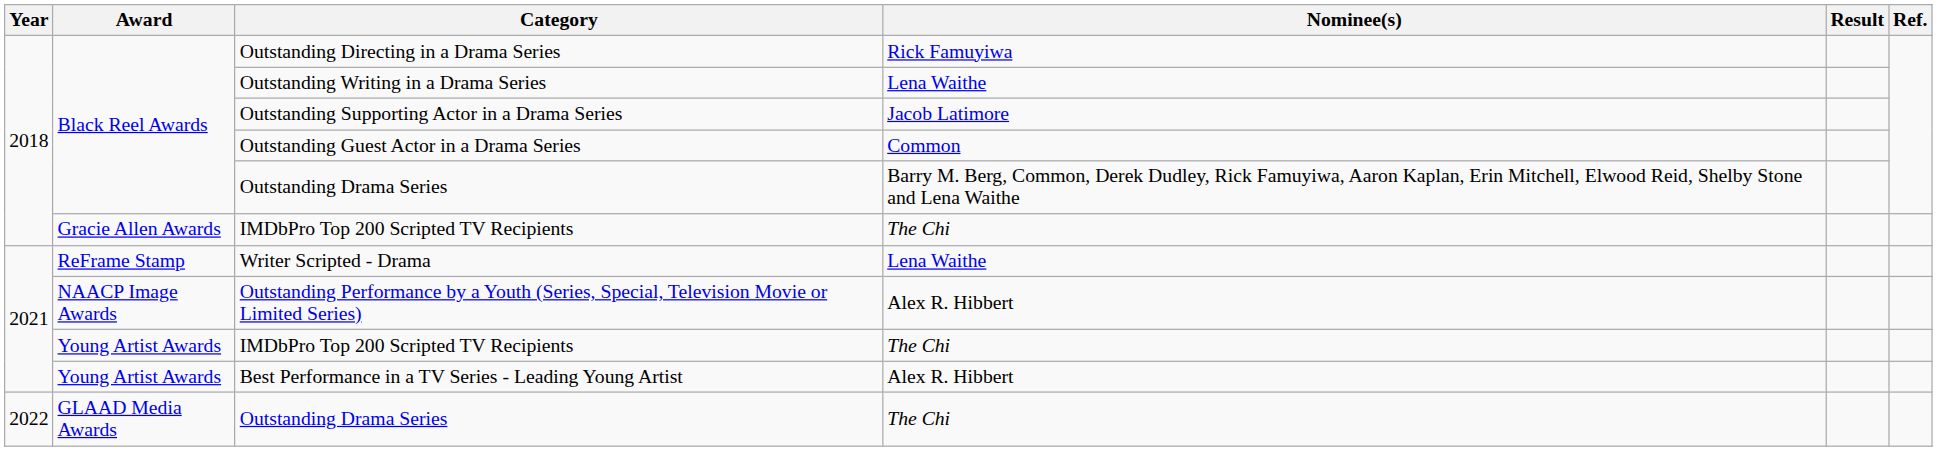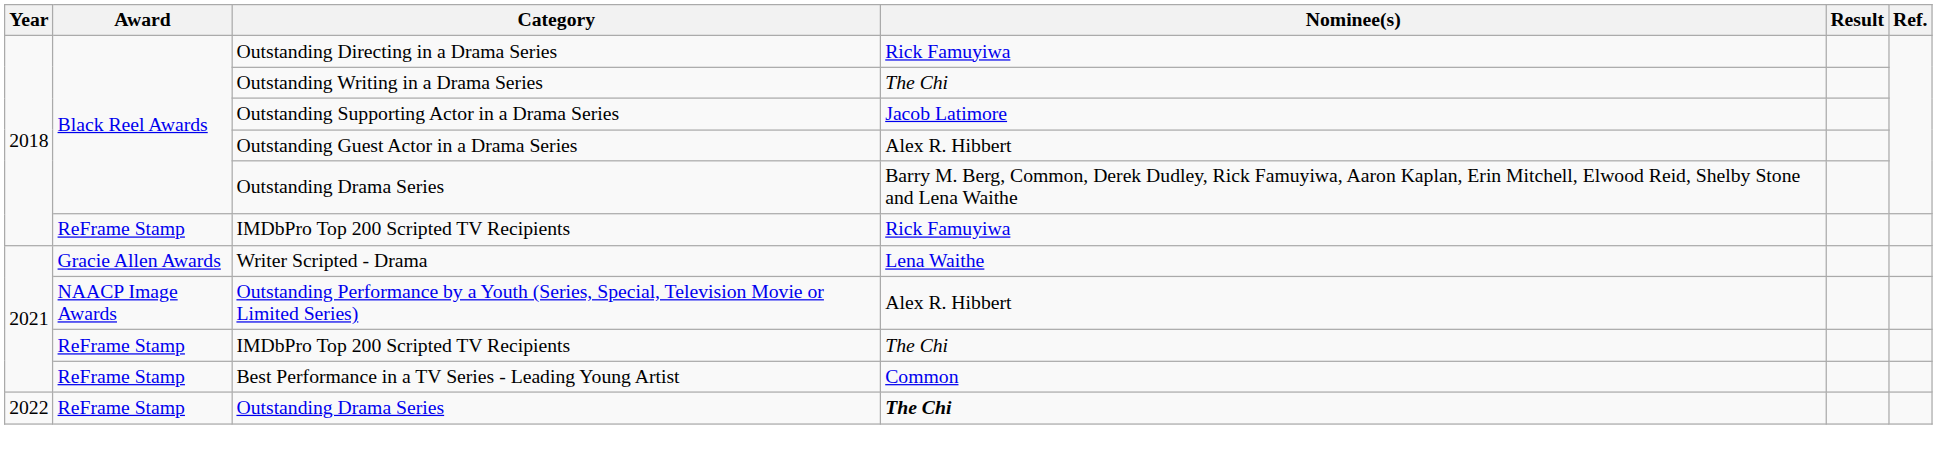(937, 82) Lena Waithe -> (917, 82) The Chi
(924, 144) Common -> (948, 144) Alex R. Hibbert
(139, 229) Gracie Allen Awards -> (121, 229) ReFrame Stamp
(919, 229) The Chi -> (948, 229) Rick Famuyiwa
(121, 260) ReFrame Stamp -> (139, 260) Gracie Allen Awards
(139, 345) Young Artist Awards -> (121, 345) ReFrame Stamp
(139, 376) Young Artist Awards -> (121, 376) ReFrame Stamp
(950, 376) Alex R. Hibbert -> (922, 376) Common
(120, 418) GLAAD Media Awards -> (121, 407) ReFrame Stamp
(919, 418) normal -> (918, 407) bold
